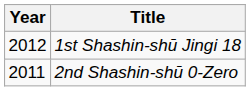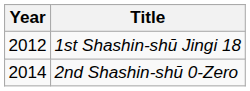(27, 72) 2011 -> (28, 72) 2014
